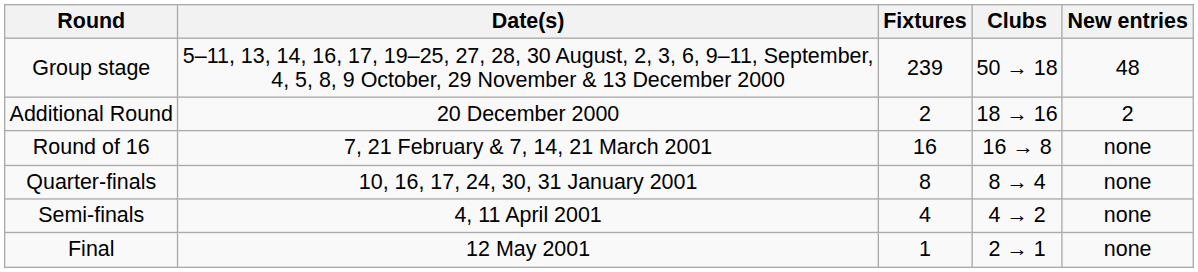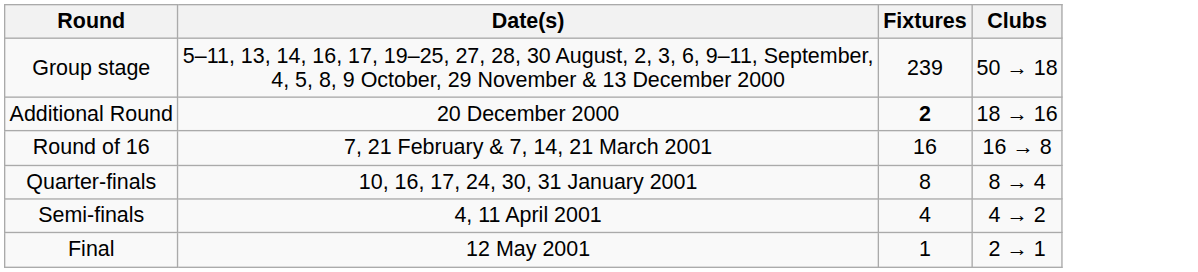- column: (1128, 21)
(925, 113) normal -> (925, 113) bold
